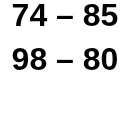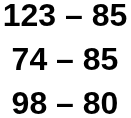+ row: (65, 15)
